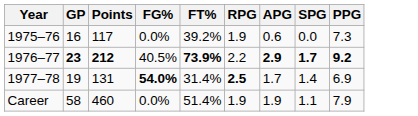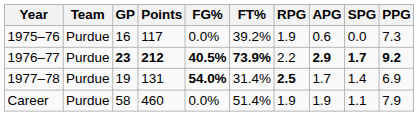+ column: (88, 15)
(158, 57) normal -> (208, 57) bold
